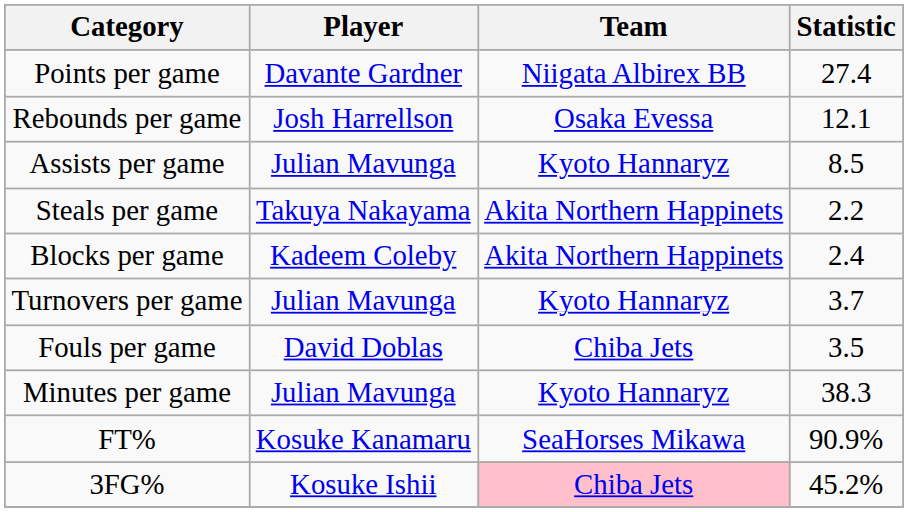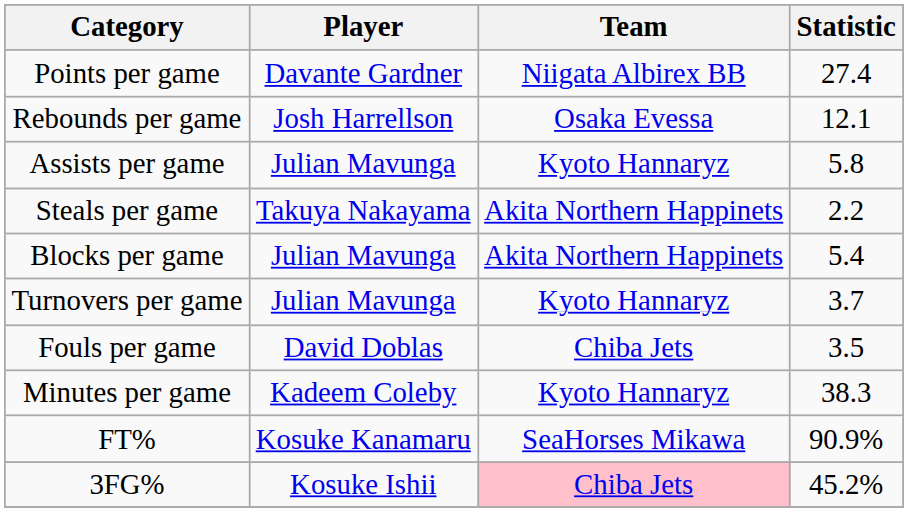(846, 164) 8.5 -> (846, 164) 5.8
(363, 255) Kadeem Coleby -> (363, 255) Julian Mavunga
(846, 255) 2.4 -> (846, 255) 5.4
(363, 392) Julian Mavunga -> (363, 392) Kadeem Coleby
